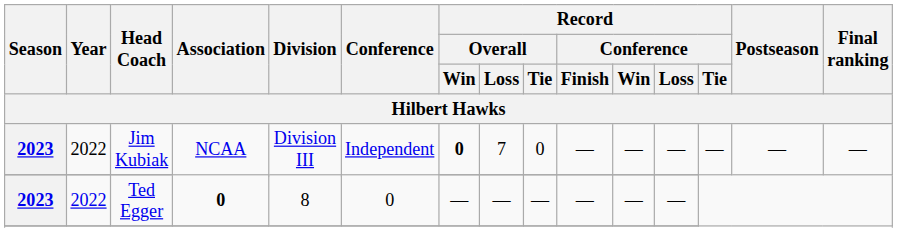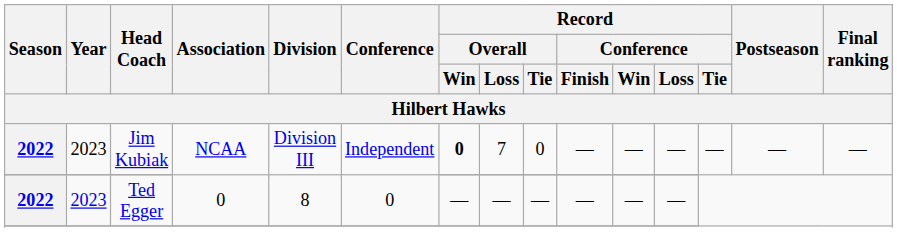(35, 149) 2023 -> (35, 149) 2022
(89, 149) 2022 -> (89, 149) 2023
(35, 200) 2023 -> (35, 200) 2022
(89, 200) 2022 -> (89, 200) 2023
(221, 200) bold -> (221, 200) normal
